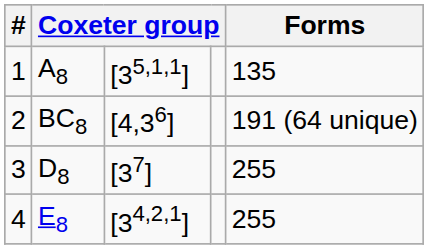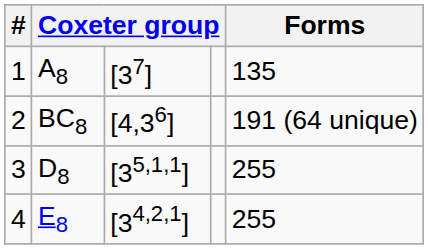(150, 71) [35,1,1] -> (131, 71) [37]
(131, 169) [37] -> (150, 169) [35,1,1]
